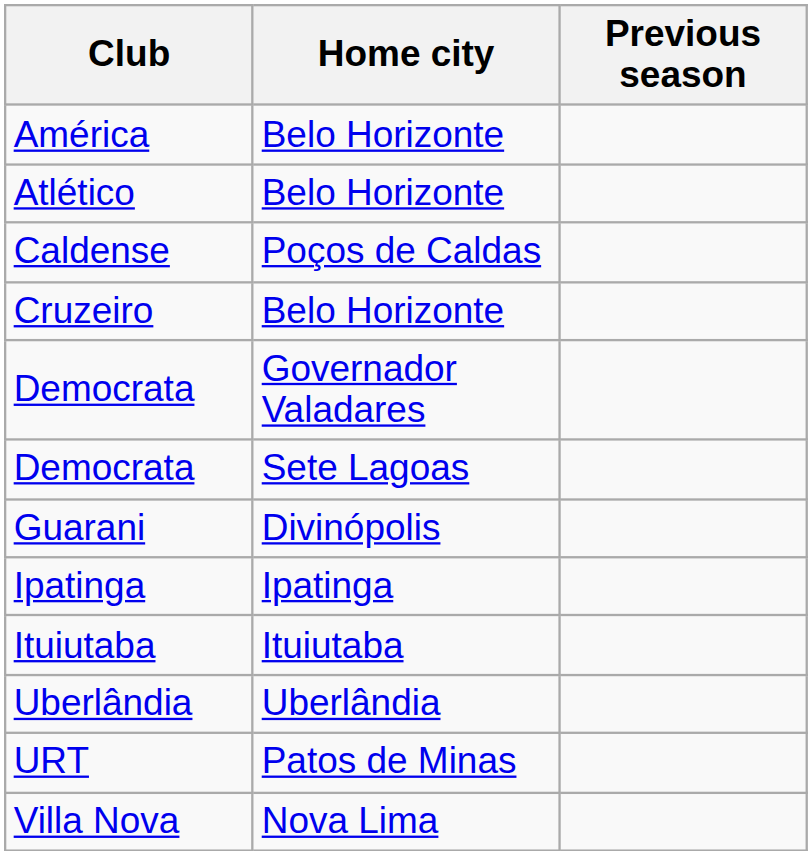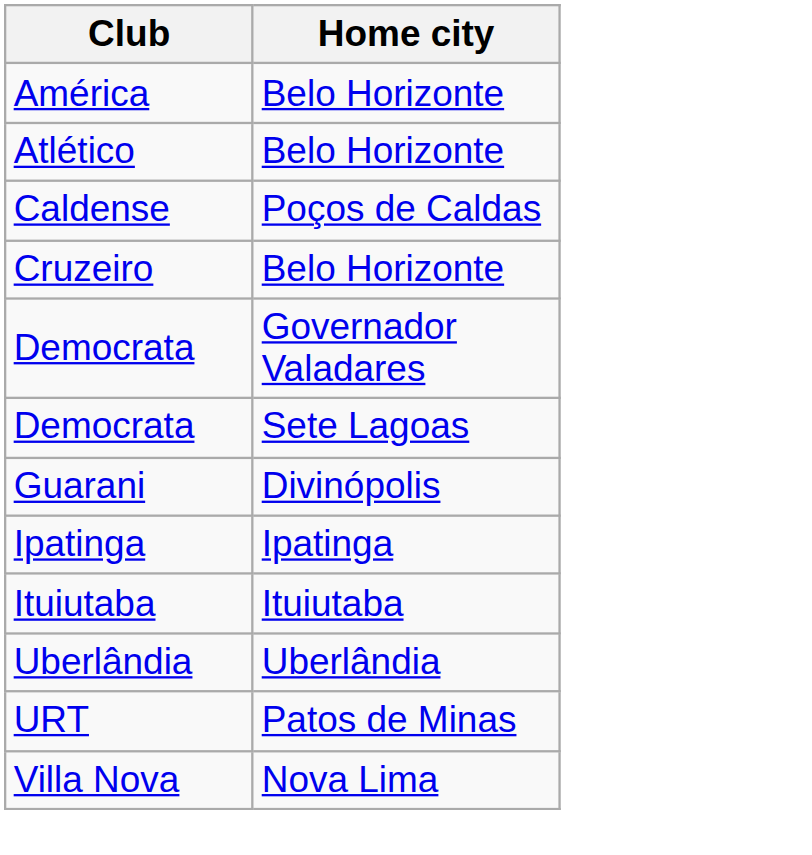- column: (683, 54)
